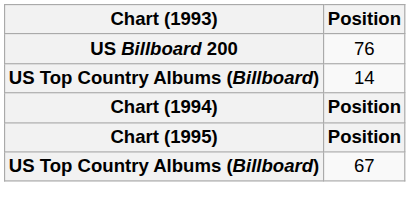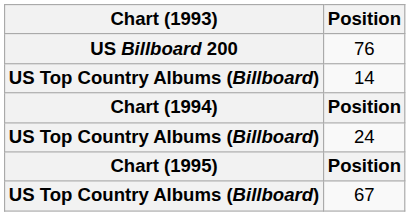+ row: (364, 136)
